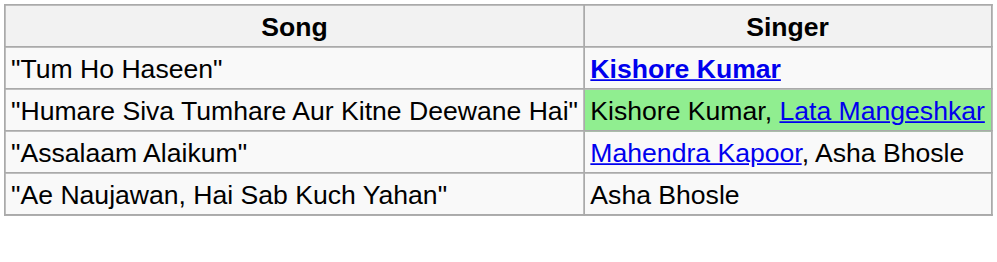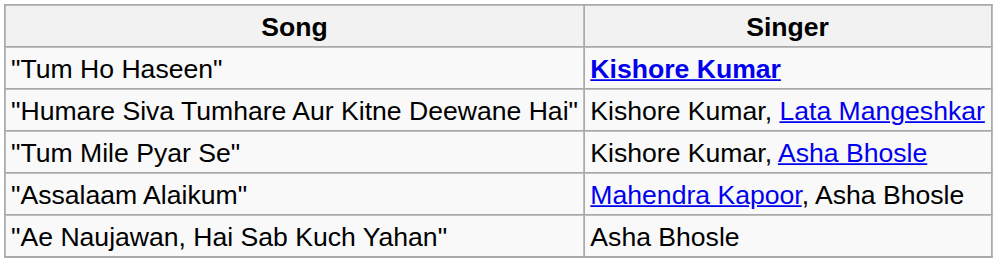(788, 110) lightgreen background -> (788, 110) no background
+ row: (126, 152)
